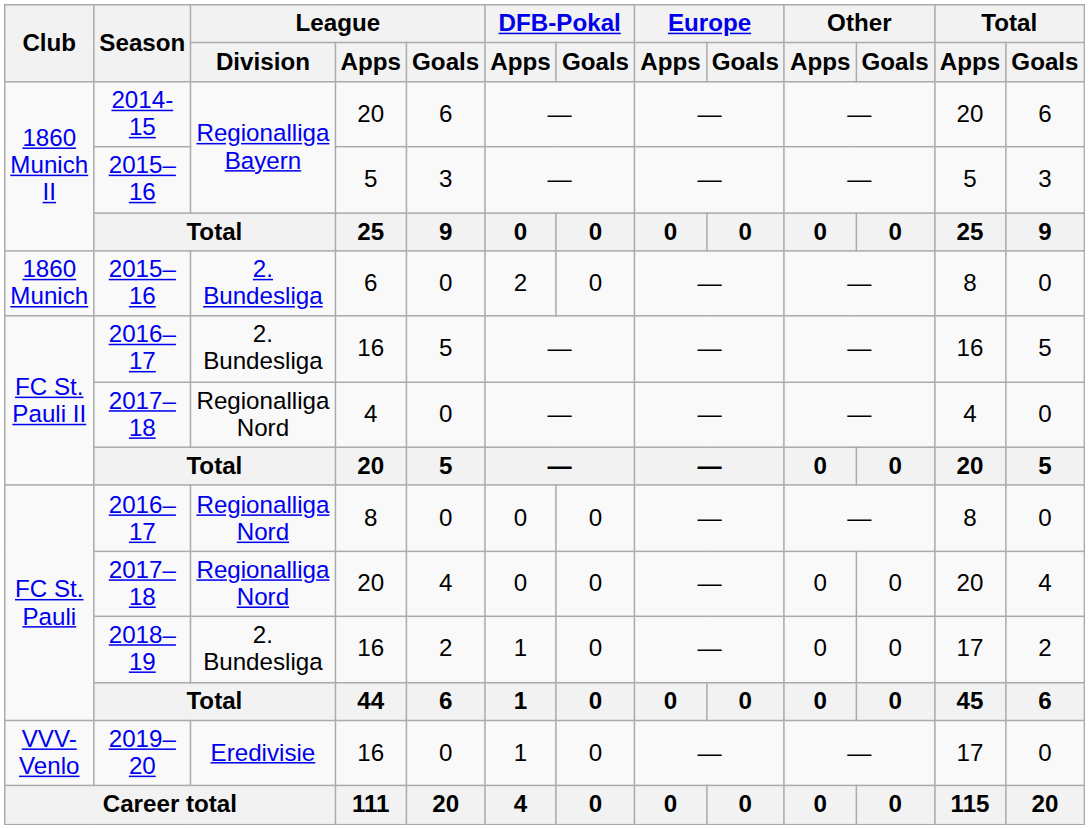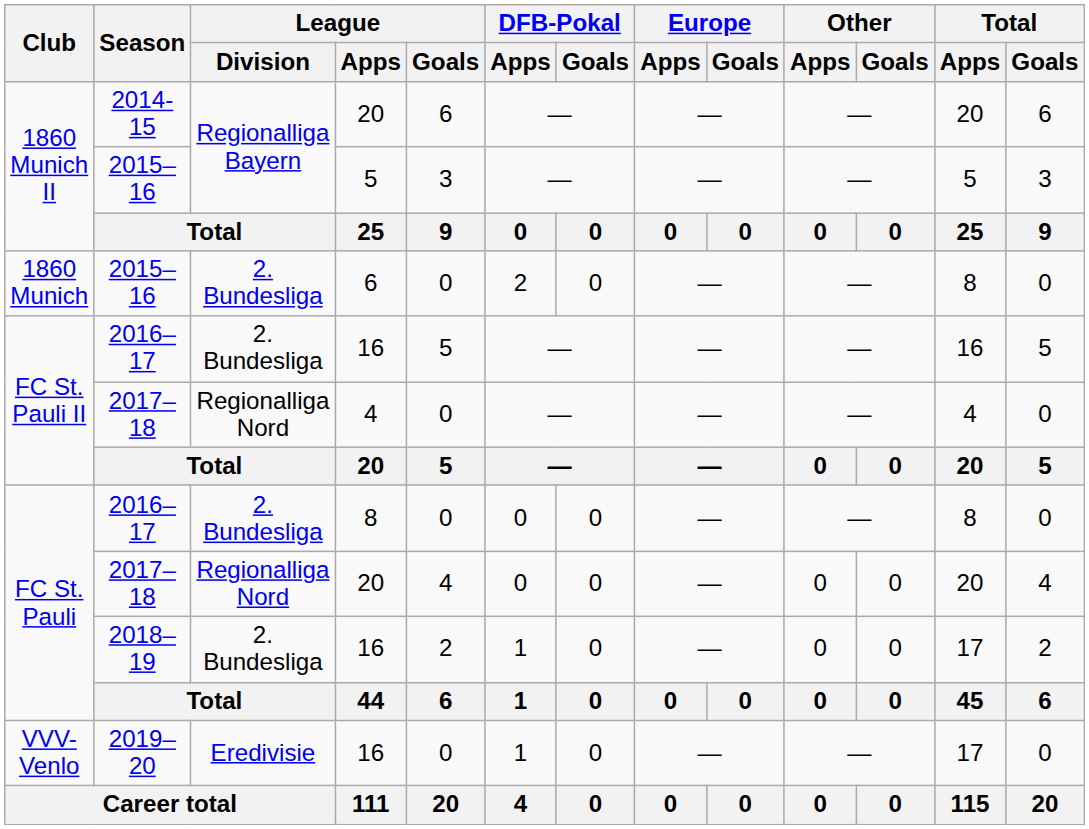(263, 517) Regionalliga Nord -> (263, 517) 2. Bundesliga
